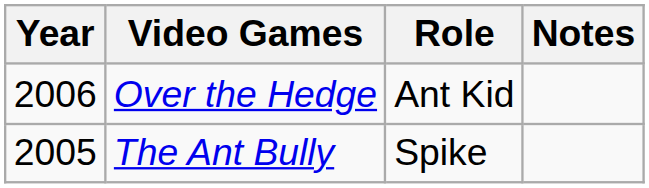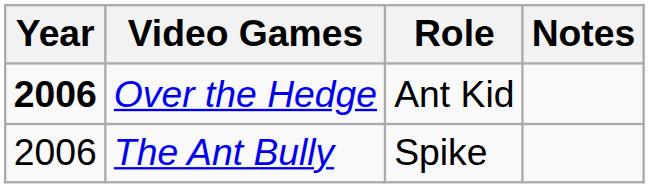(55, 93) normal -> (55, 93) bold
(55, 152) 2005 -> (55, 152) 2006
